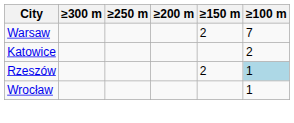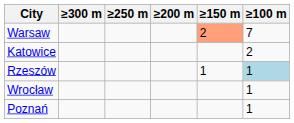(203, 33) no background -> (203, 33) lightsalmon background
(203, 71) 2 -> (203, 71) 1
+ row: (27, 109)
